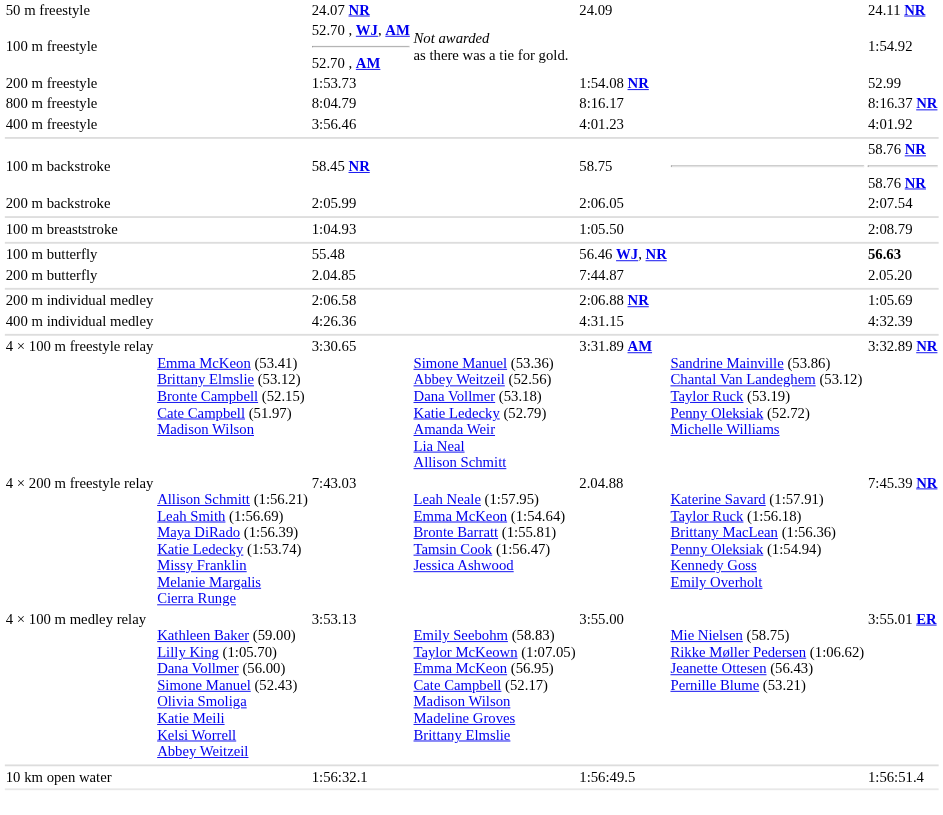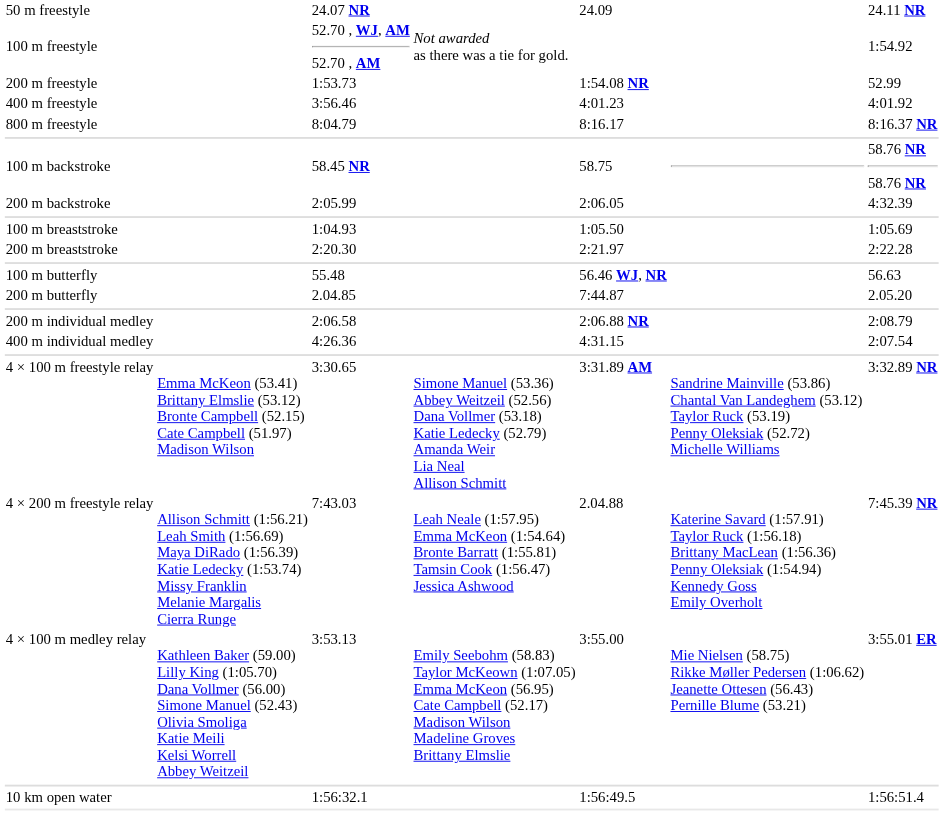rows swapped: (52, 124) <-> (52, 103)
(890, 203) 2:07.54 -> (890, 203) 4:32.39
(890, 229) 2:08.79 -> (890, 229) 1:05.69
+ row: (62, 249)
(884, 254) bold -> (884, 275) normal
(890, 300) 1:05.69 -> (890, 321) 2:08.79
(890, 321) 4:32.39 -> (890, 341) 2:07.54
